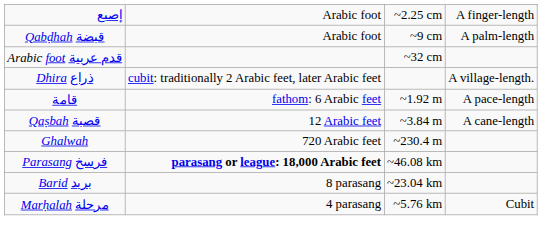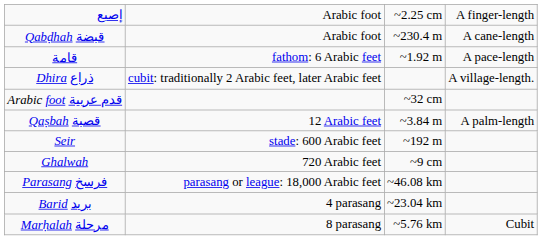(426, 36) ~9 cm -> (418, 36) ~230.4 m
(497, 36) A palm-length -> (498, 36) A cane-length
rows swapped: (65, 57) <-> (65, 99)
(498, 120) A cane-length -> (497, 120) A palm-length
+ row: (65, 141)
(418, 141) ~230.4 m -> (426, 161) ~9 cm
(276, 161) bold -> (282, 182) normal
(354, 183) 8 parasang -> (354, 203) 4 parasang
(354, 204) 4 parasang -> (354, 224) 8 parasang
